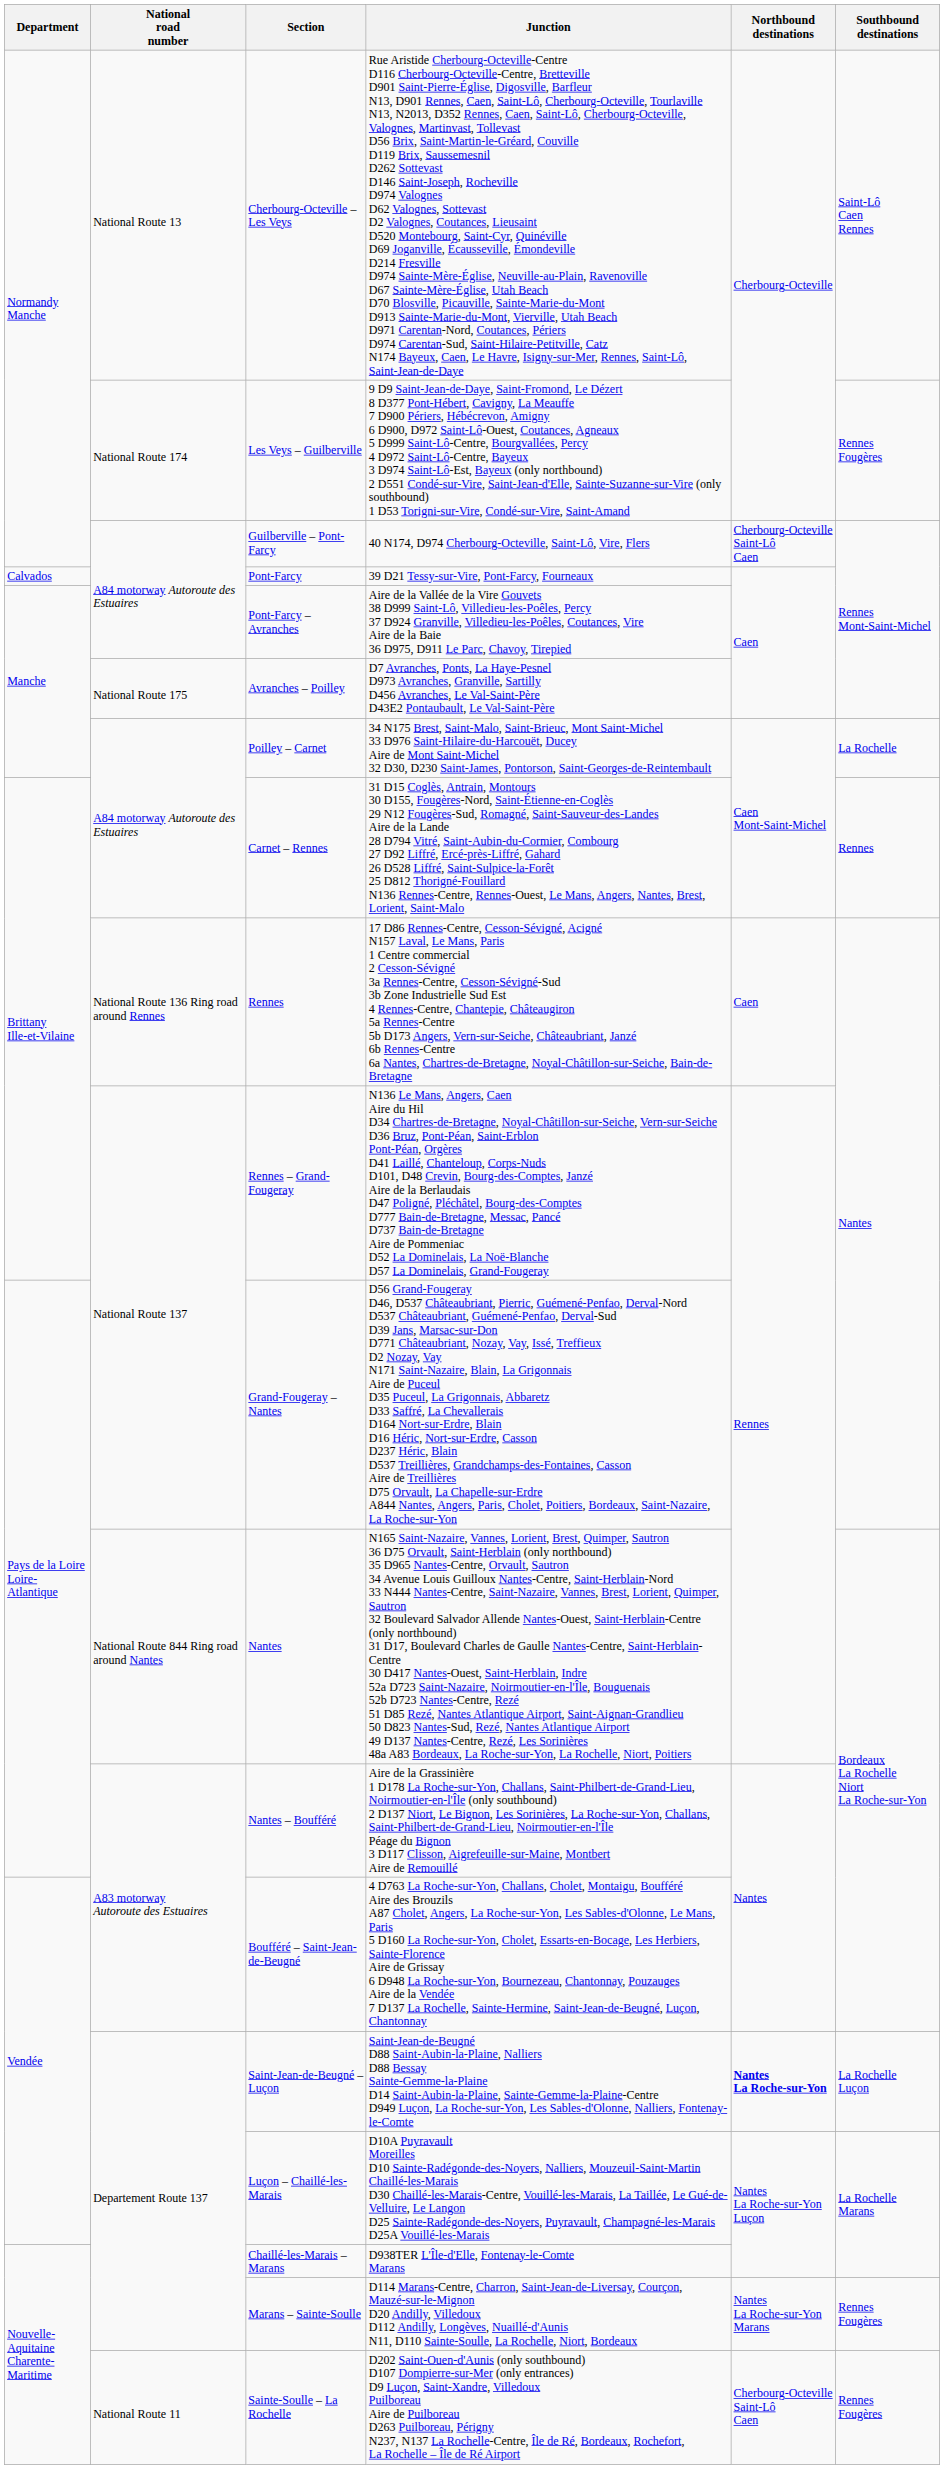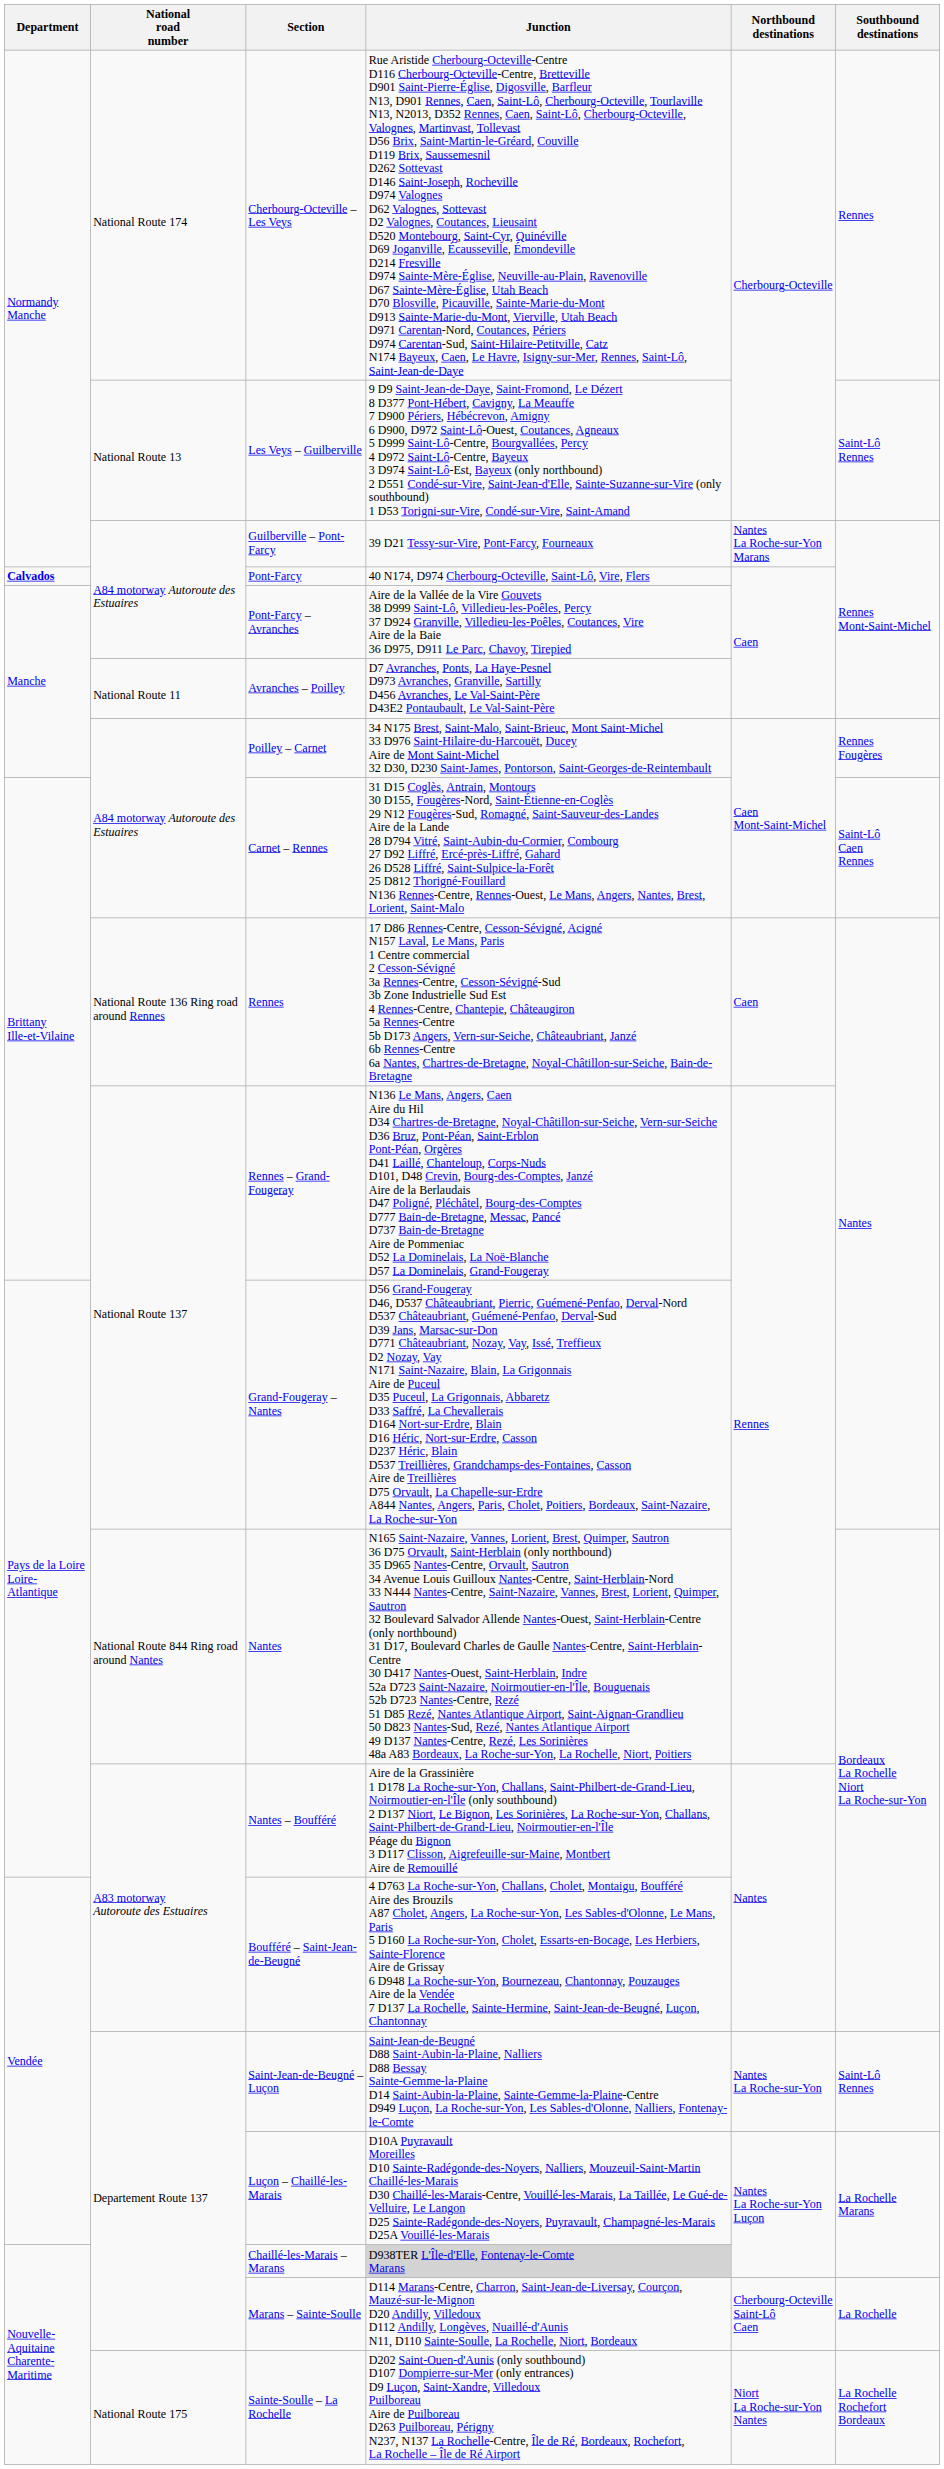(137, 222) National Route 13 -> (140, 222) National Route 174
(859, 215) Saint-Lô Caen Rennes -> (856, 215) Rennes
(140, 457) National Route 174 -> (137, 457) National Route 13
(860, 450) Rennes Fougères -> (859, 450) Saint-Lô Rennes
(509, 543) 40 N174, D974 Cherbourg-Octeville, Saint-Lô, Vire, Flers -> (481, 543) 39 D21 Tessy-sur-Vire, Pont-Farcy, Fourneaux
(783, 543) Cherbourg-Octeville Saint-Lô Caen -> (778, 543) Nantes La Roche-sur-Yon Marans
(29, 576) normal -> (31, 576) bold
(481, 576) 39 D21 Tessy-sur-Vire, Pont-Farcy, Fourneaux -> (509, 576) 40 N174, D974 Cherbourg-Octeville, Saint-Lô, Vire, Flers
(140, 695) National Route 175 -> (137, 695) National Route 11
(867, 747) La Rochelle -> (860, 747) Rennes Fougères
(856, 848) Rennes -> (859, 848) Saint-Lô Caen Rennes
(780, 2081) bold -> (778, 2081) normal
(867, 2081) La Rochelle Luçon -> (859, 2081) Saint-Lô Rennes
(472, 2261) no background -> (472, 2261) lightgrey background
(778, 2314) Nantes La Roche-sur-Yon Marans -> (783, 2314) Cherbourg-Octeville Saint-Lô Caen
(860, 2314) Rennes Fougères -> (867, 2314) La Rochelle
(137, 2414) National Route 11 -> (140, 2414) National Route 175
(783, 2407) Cherbourg-Octeville Saint-Lô Caen -> (778, 2407) Niort La Roche-sur-Yon Nantes
(860, 2407) Rennes Fougères -> (867, 2407) La Rochelle Rochefort Bordeaux
